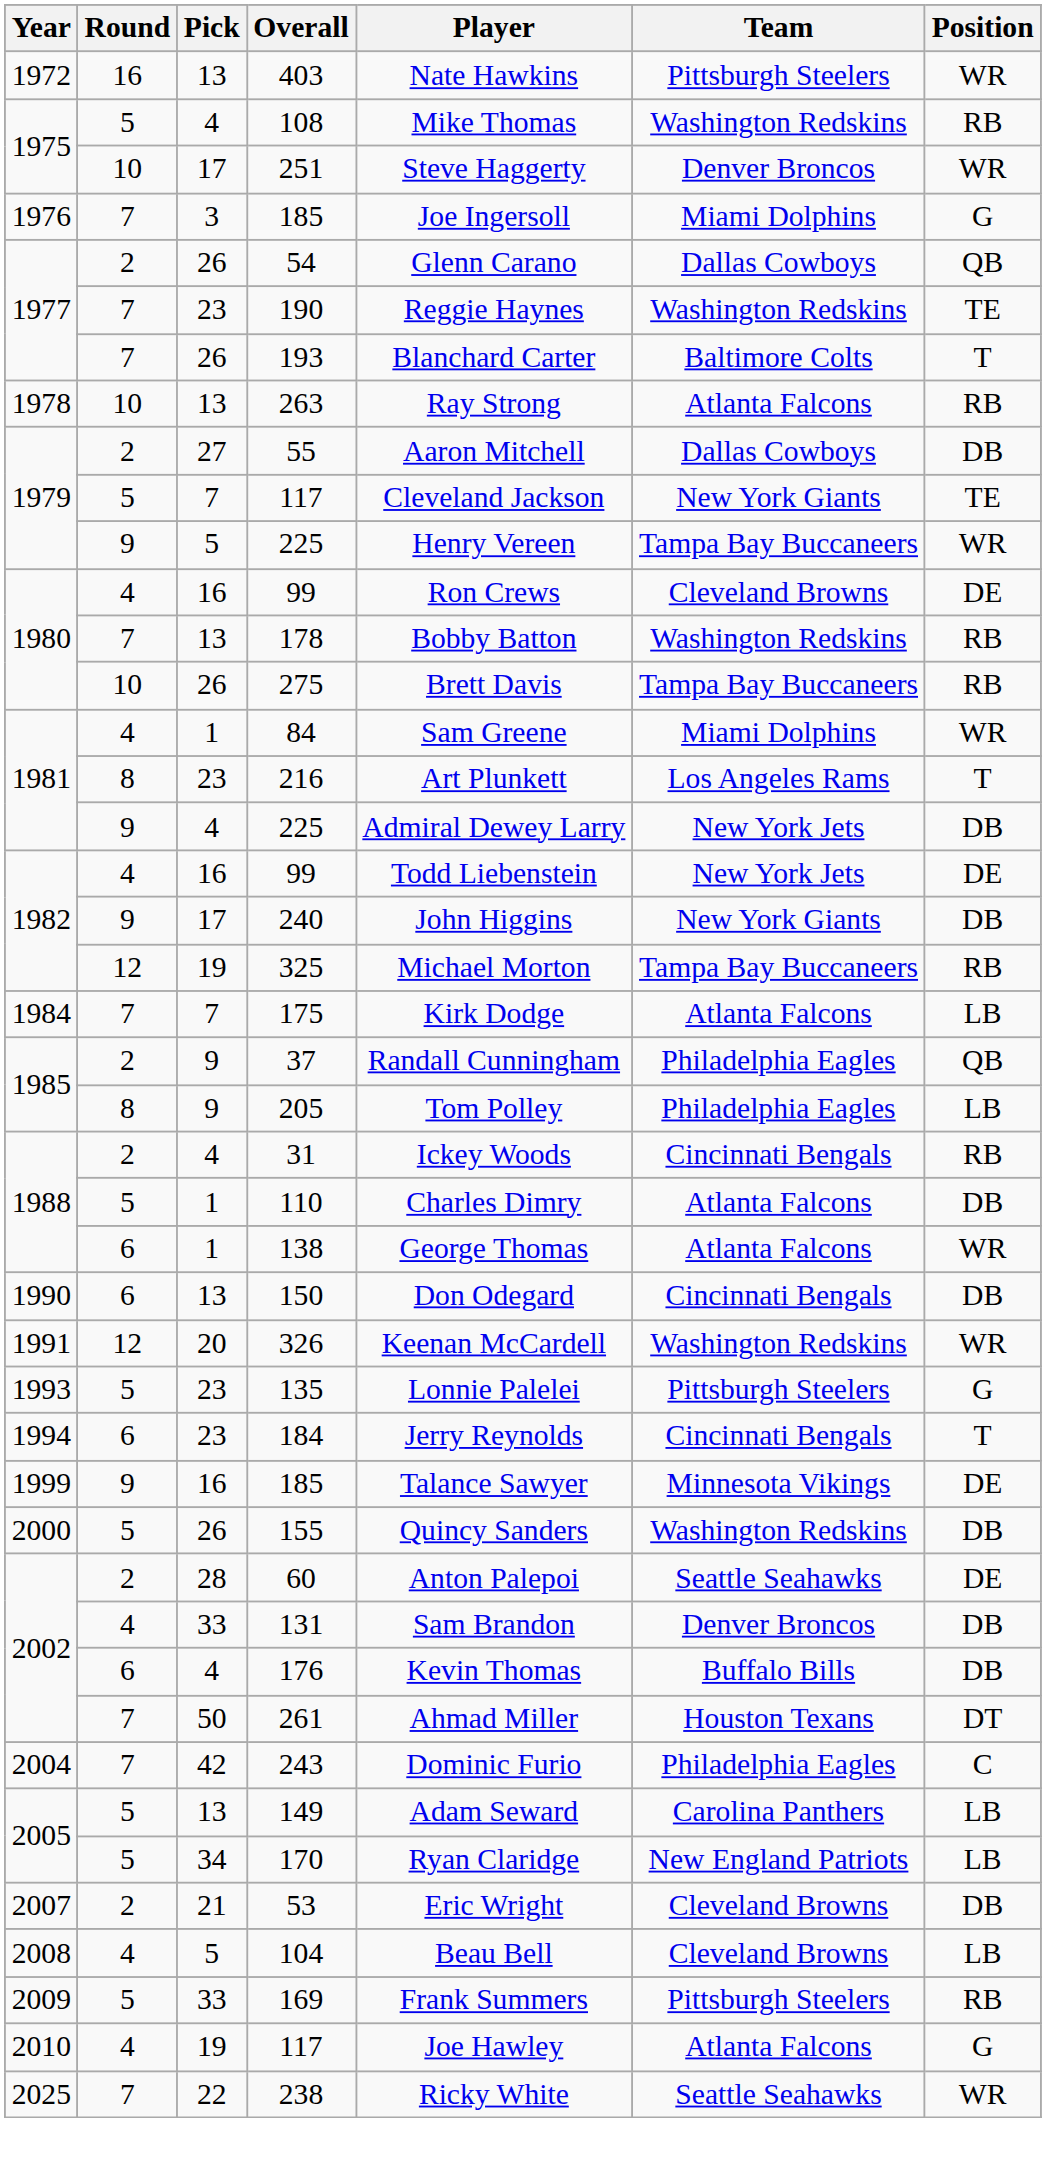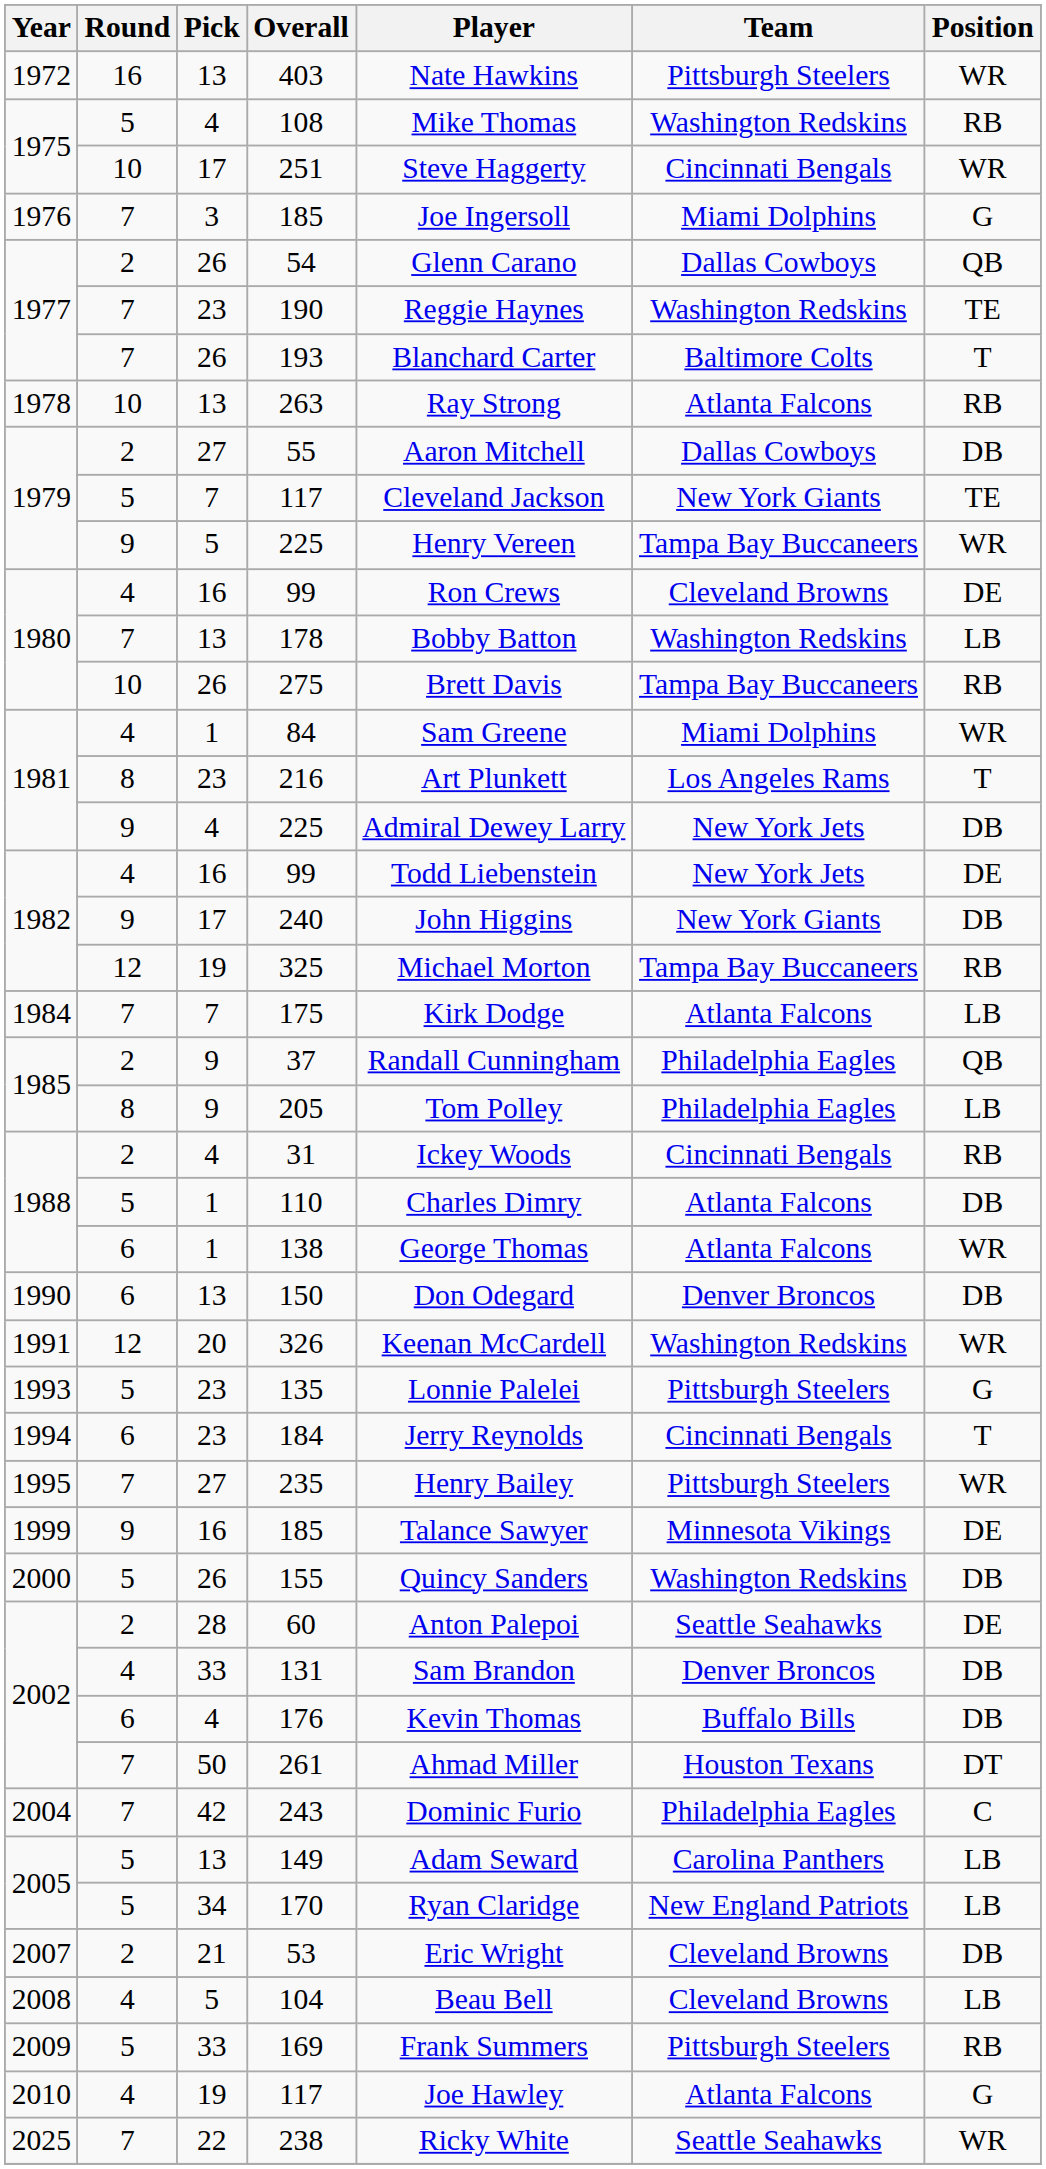(778, 168) Denver Broncos -> (778, 168) Cincinnati Bengals
(983, 638) RB -> (983, 638) LB
(778, 1295) Cincinnati Bengals -> (778, 1295) Denver Broncos
+ row: (41, 1483)
